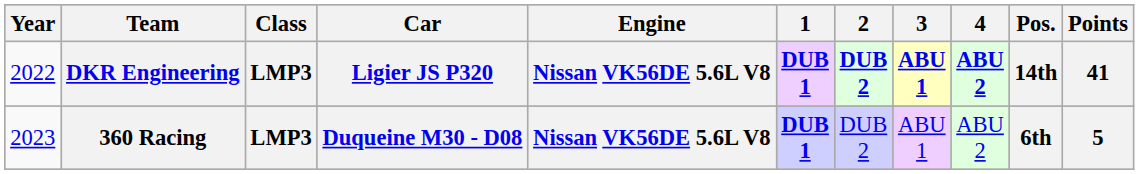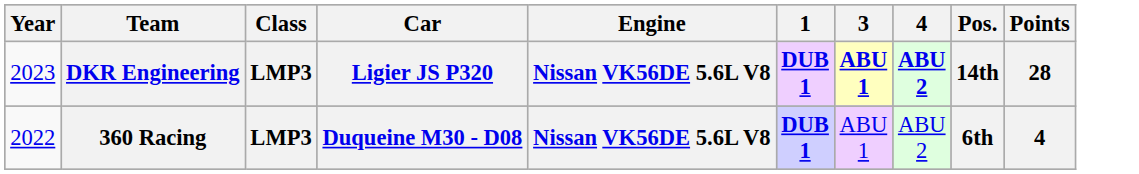- column: (863, 22)
(33, 73) 2022 -> (33, 73) 2023
(1098, 73) 41 -> (1040, 73) 28
(33, 137) 2023 -> (33, 137) 2022
(1098, 137) 5 -> (1040, 137) 4
